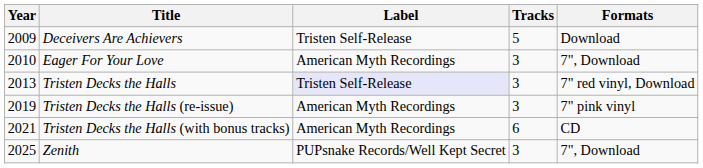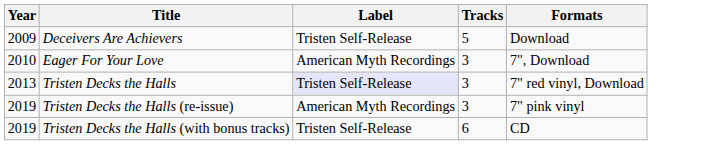(22, 128) 2021 -> (22, 128) 2019
(376, 128) American Myth Recordings -> (354, 128) Tristen Self-Release
- row: (61, 151)
